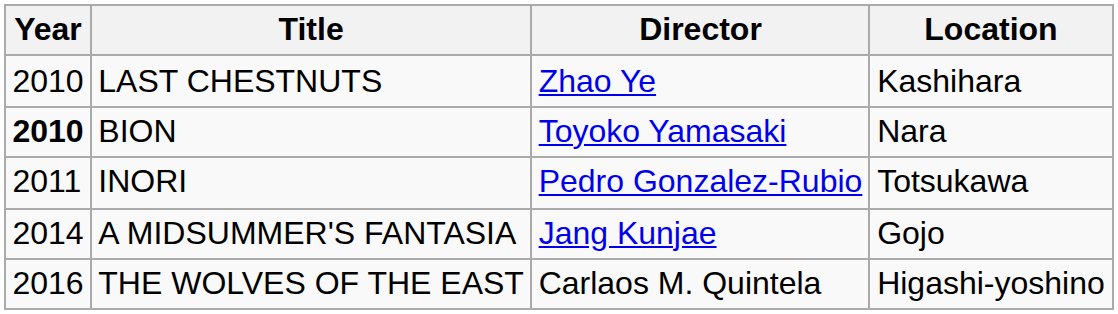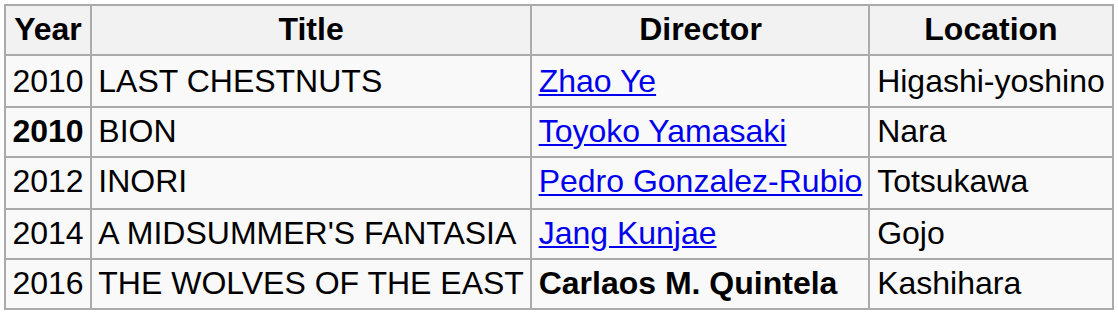(949, 80) Kashihara -> (991, 80) Higashi-yoshino
(47, 182) 2011 -> (48, 182) 2012
(680, 283) normal -> (688, 283) bold
(991, 283) Higashi-yoshino -> (949, 283) Kashihara
